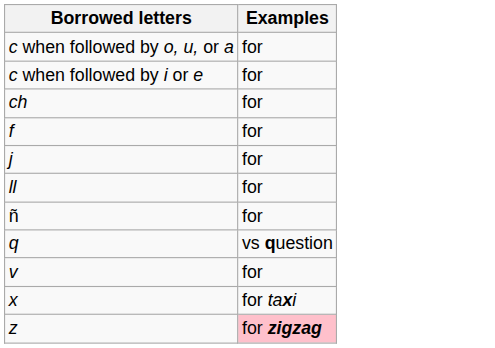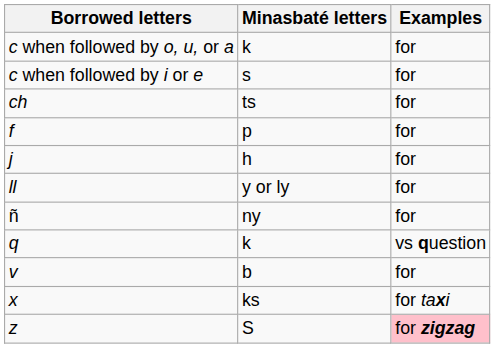+ column: (315, 18)
